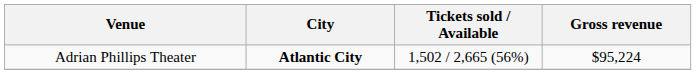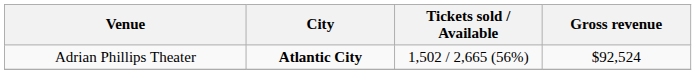(616, 57) $95,224 -> (616, 57) $92,524
